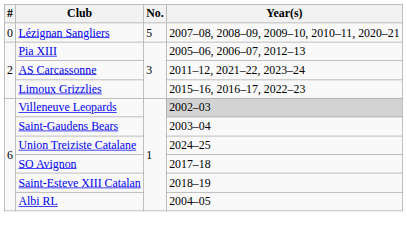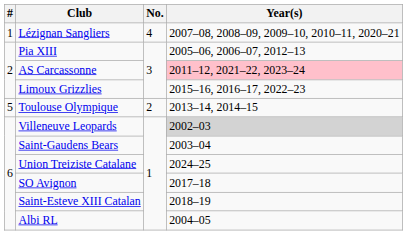(10, 32) 0 -> (10, 32) 1
(149, 32) 5 -> (149, 32) 4
(237, 70) no background -> (237, 70) pink background
+ row: (68, 107)
